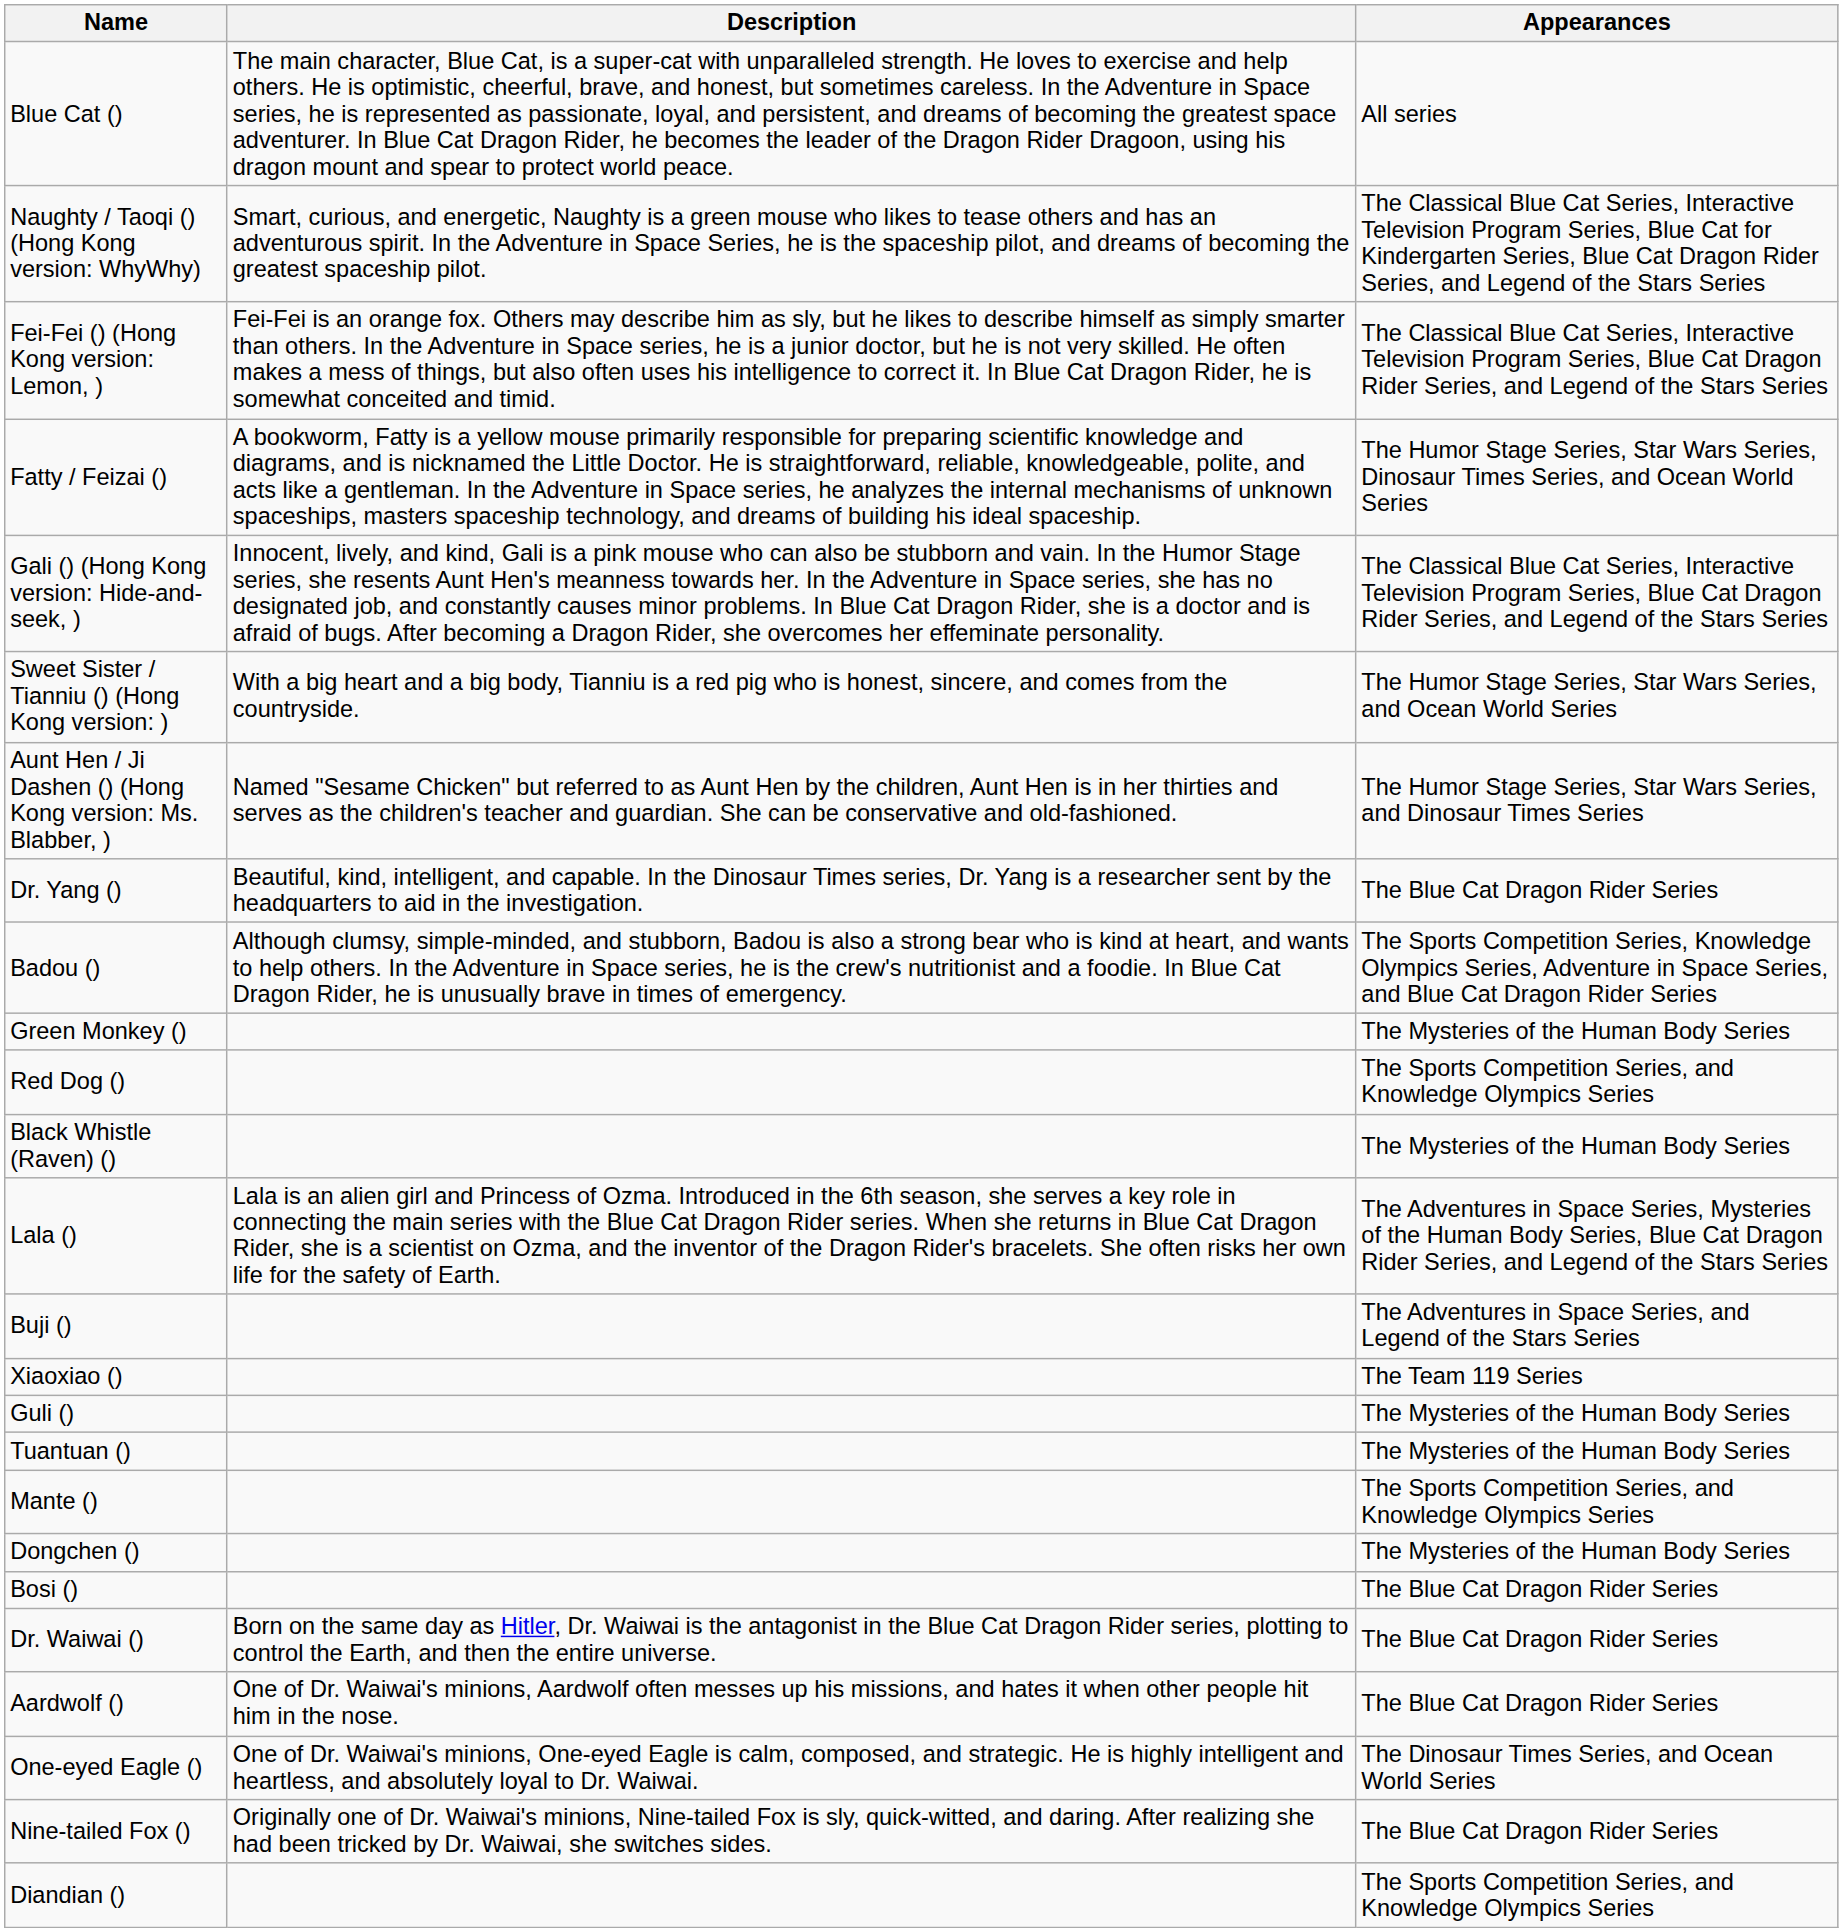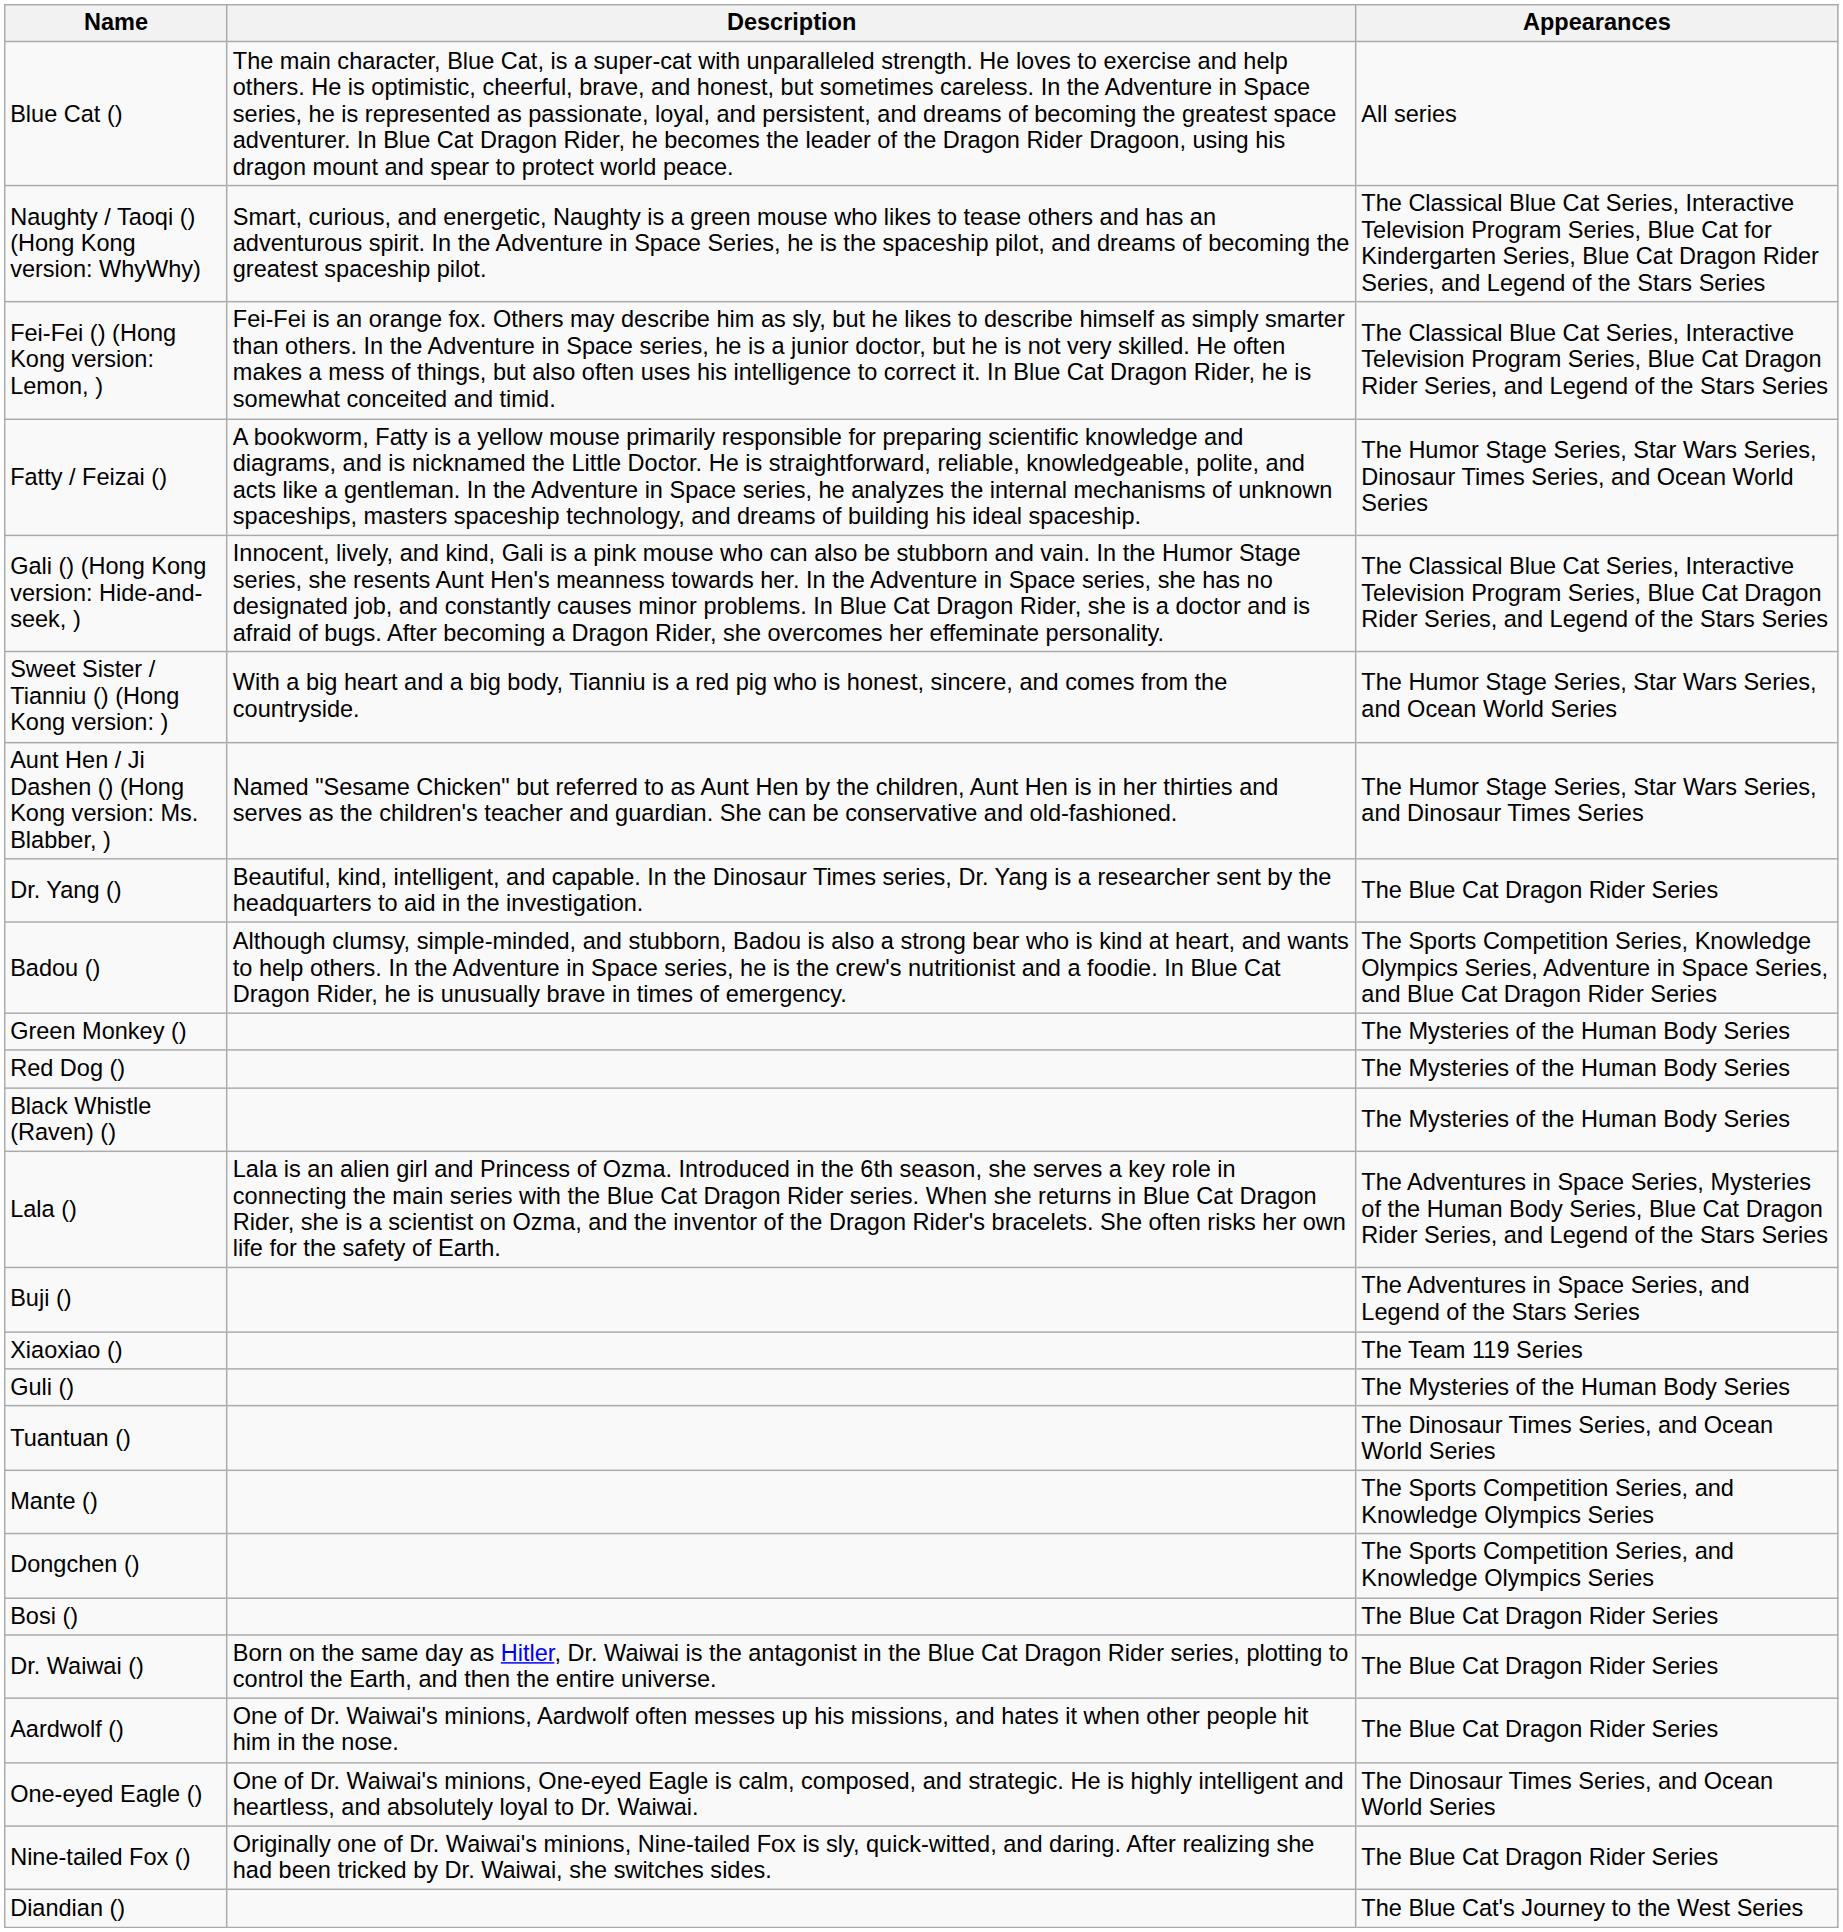(1548, 1081) The Sports Competition Series, and Knowledge Olympics Series -> (1576, 1068) The Mysteries of the Human Body Series
(1576, 1451) The Mysteries of the Human Body Series -> (1567, 1437) The Dinosaur Times Series, and Ocean World Series
(1576, 1552) The Mysteries of the Human Body Series -> (1548, 1565) The Sports Competition Series, and Knowledge Olympics Series
(1548, 1895) The Sports Competition Series, and Knowledge Olympics Series -> (1582, 1908) The Blue Cat's Journey to the West Series
